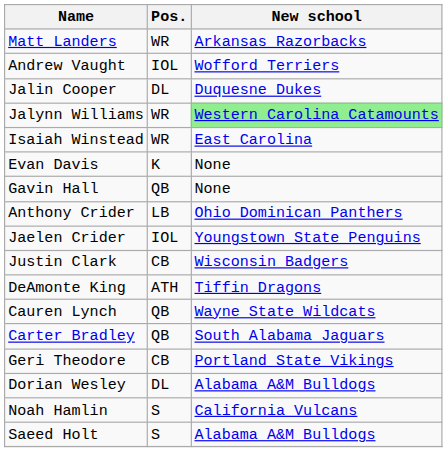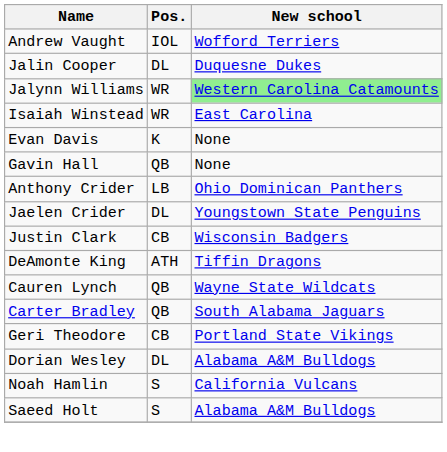- row: (62, 41)
(165, 238) IOL -> (160, 213) DL
